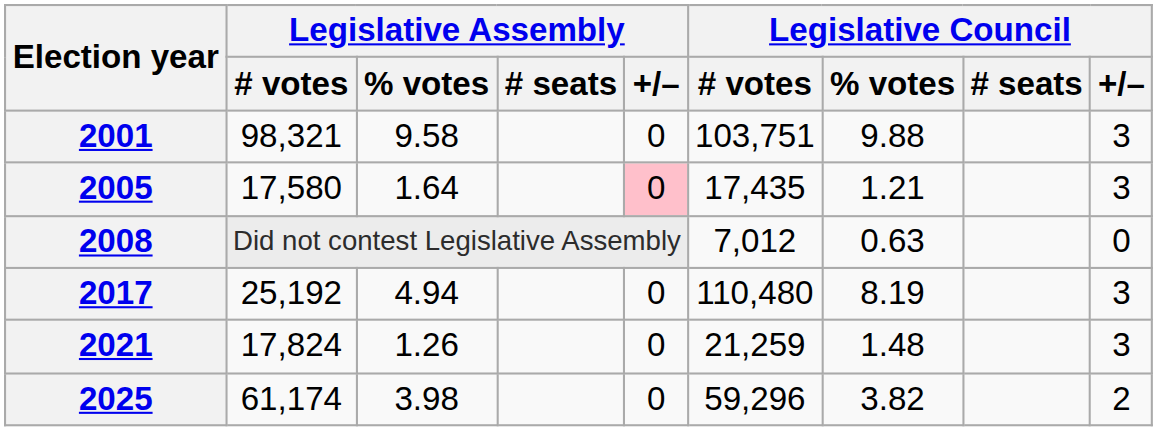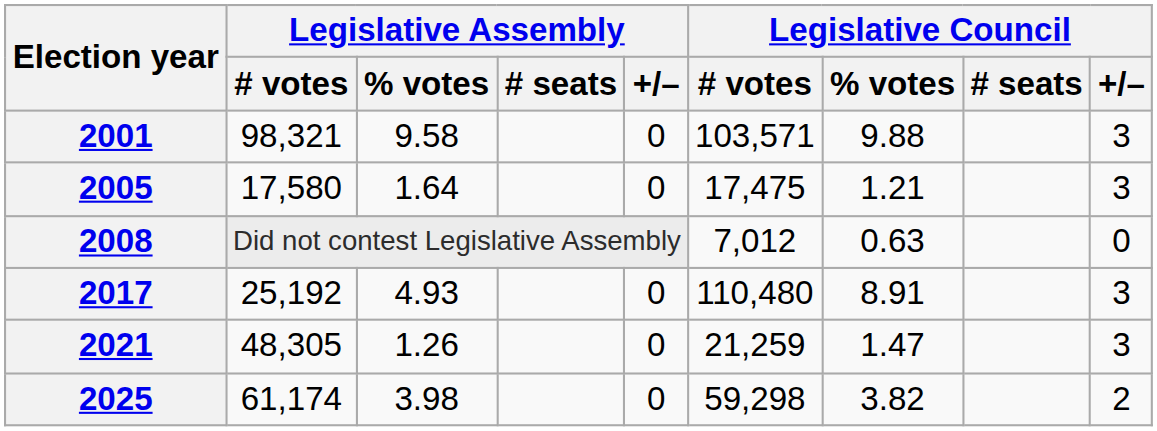(755, 135) 103,751 -> (755, 135) 103,571
(656, 188) pink background -> (656, 188) no background
(755, 188) 17,435 -> (755, 188) 17,475
(427, 293) 4.94 -> (427, 293) 4.93
(893, 293) 8.19 -> (893, 293) 8.91
(291, 345) 17,824 -> (291, 345) 48,305
(893, 345) 1.48 -> (893, 345) 1.47
(755, 398) 59,296 -> (755, 398) 59,298
